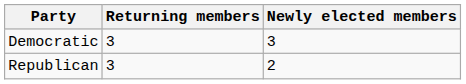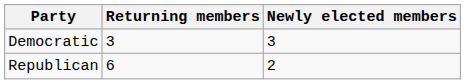(110, 66) 3 -> (110, 66) 6
